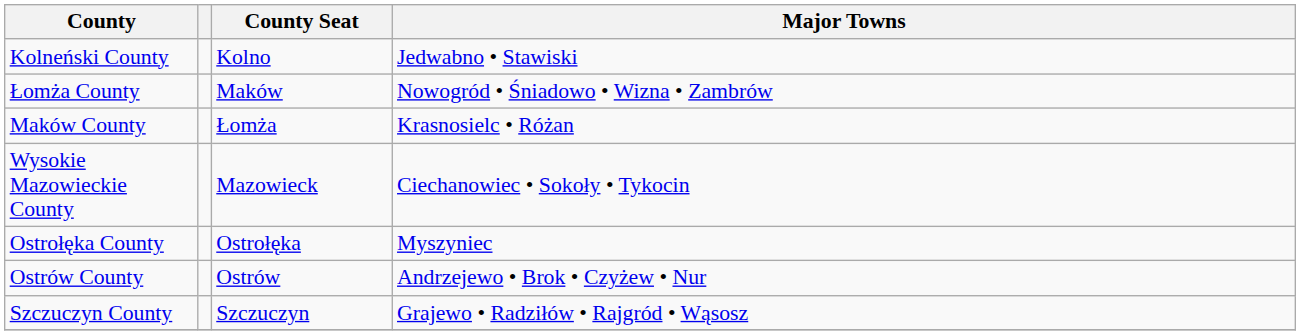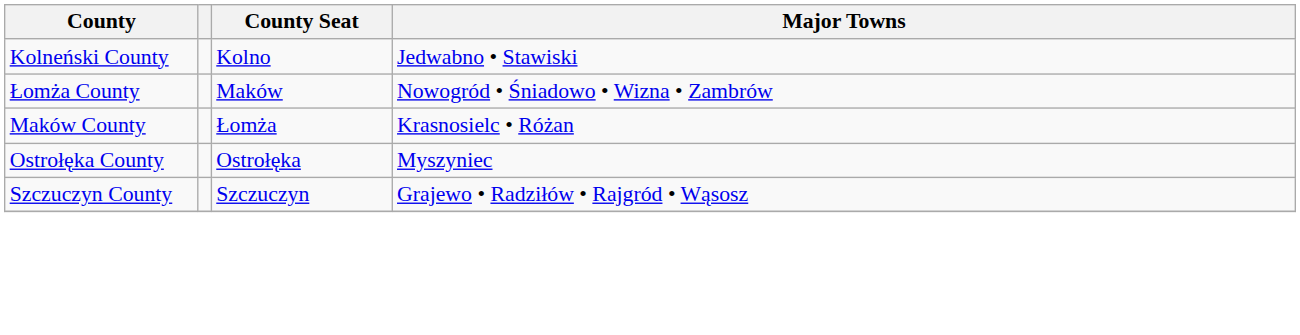- row: (68, 184)
- row: (76, 277)
